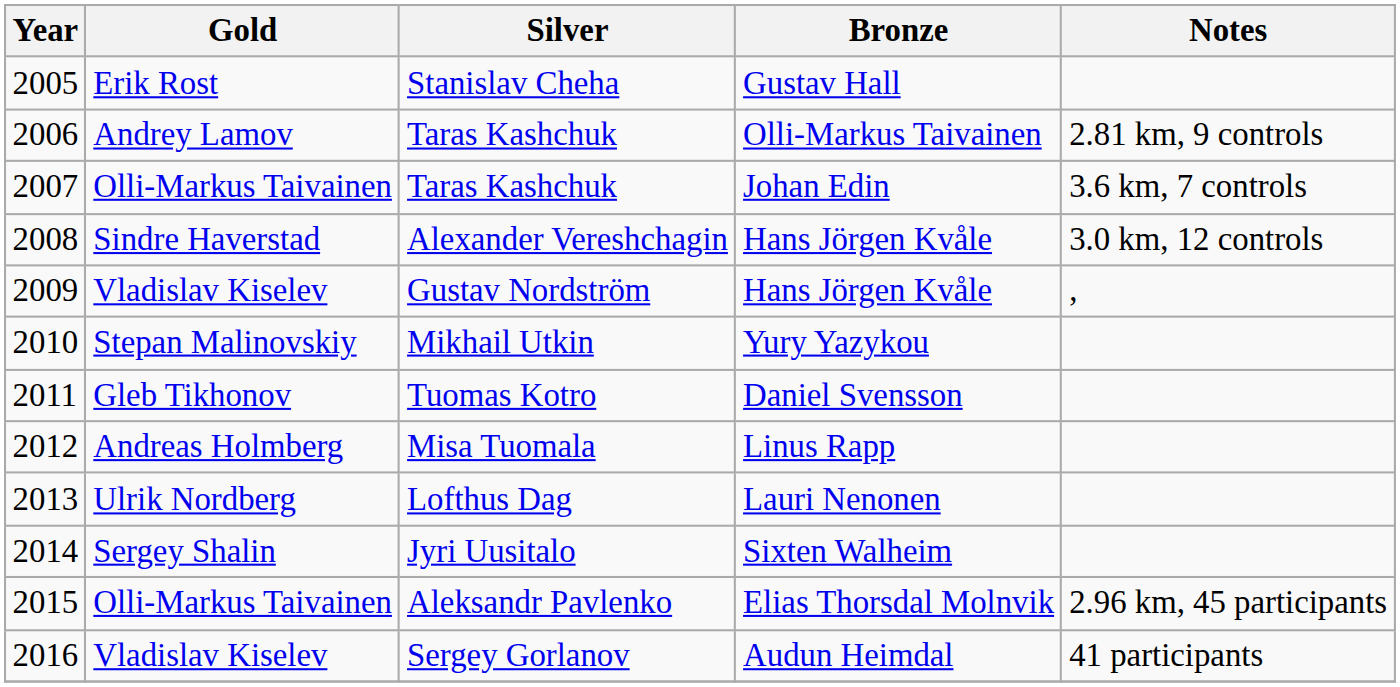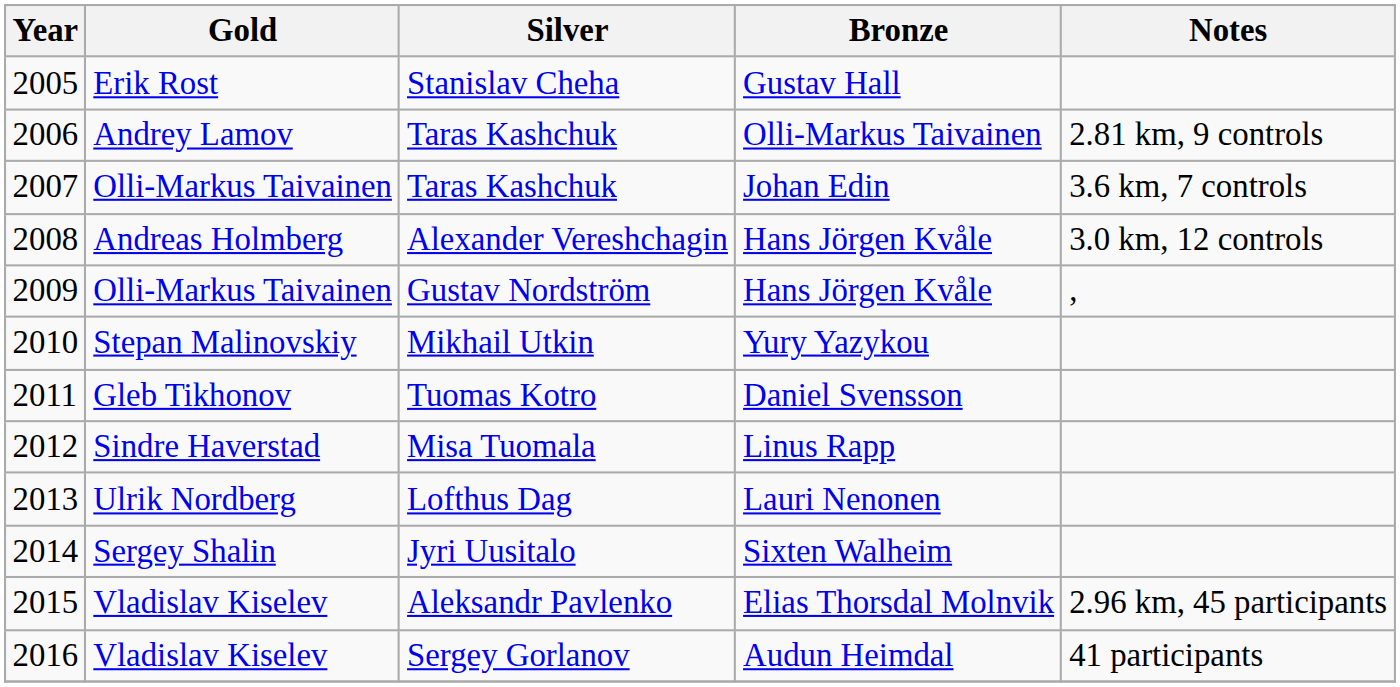(207, 238) Sindre Haverstad -> (218, 238) Andreas Holmberg
(210, 290) Vladislav Kiselev -> (243, 290) Olli-Markus Taivainen
(218, 446) Andreas Holmberg -> (207, 446) Sindre Haverstad
(243, 602) Olli-Markus Taivainen -> (210, 602) Vladislav Kiselev
